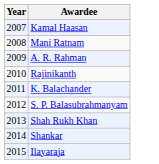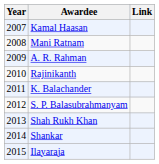+ column: (142, 12)
